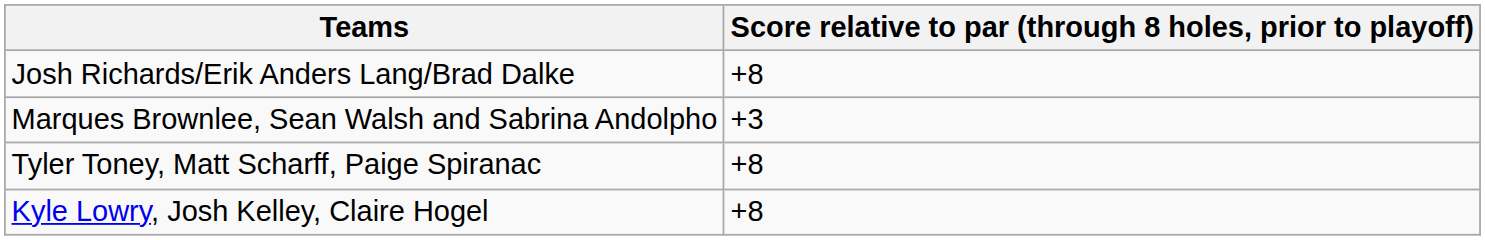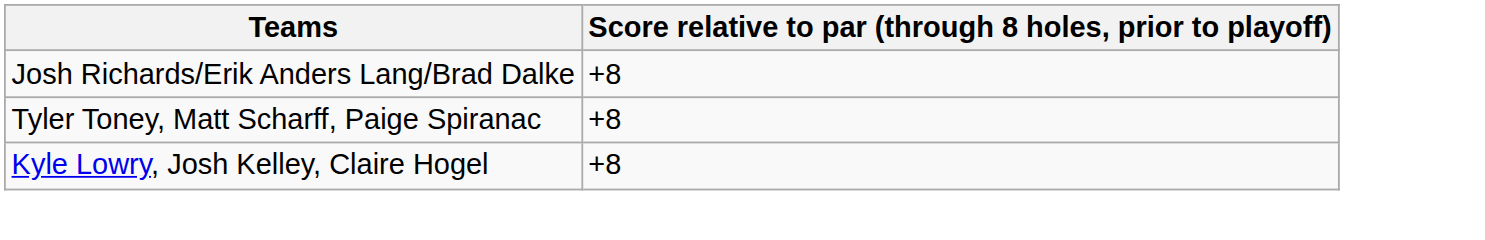- row: (364, 119)
